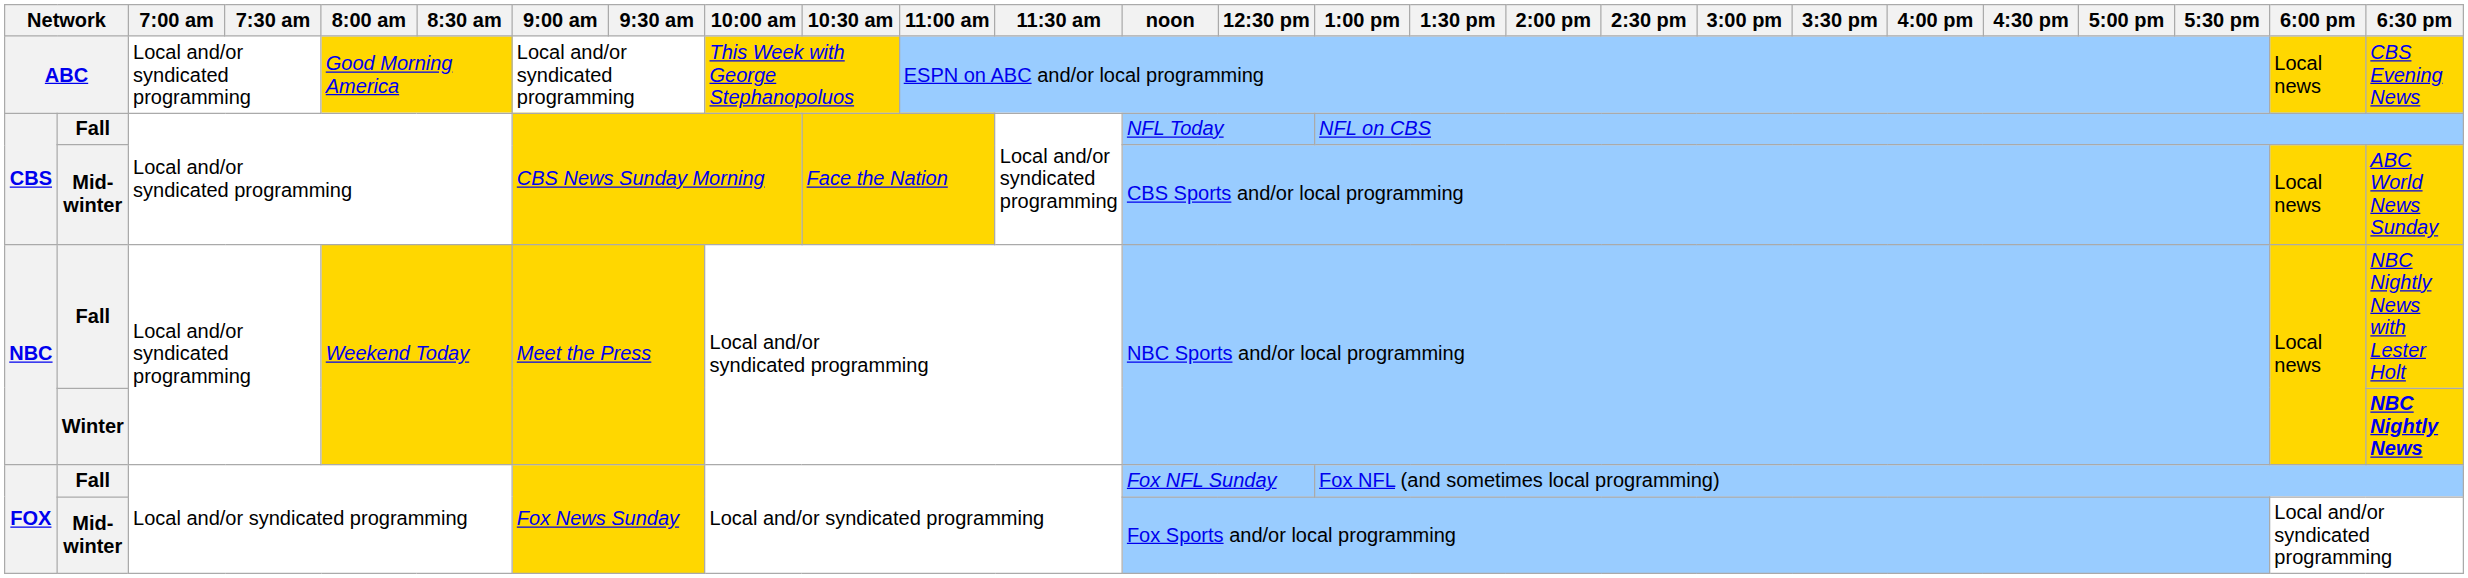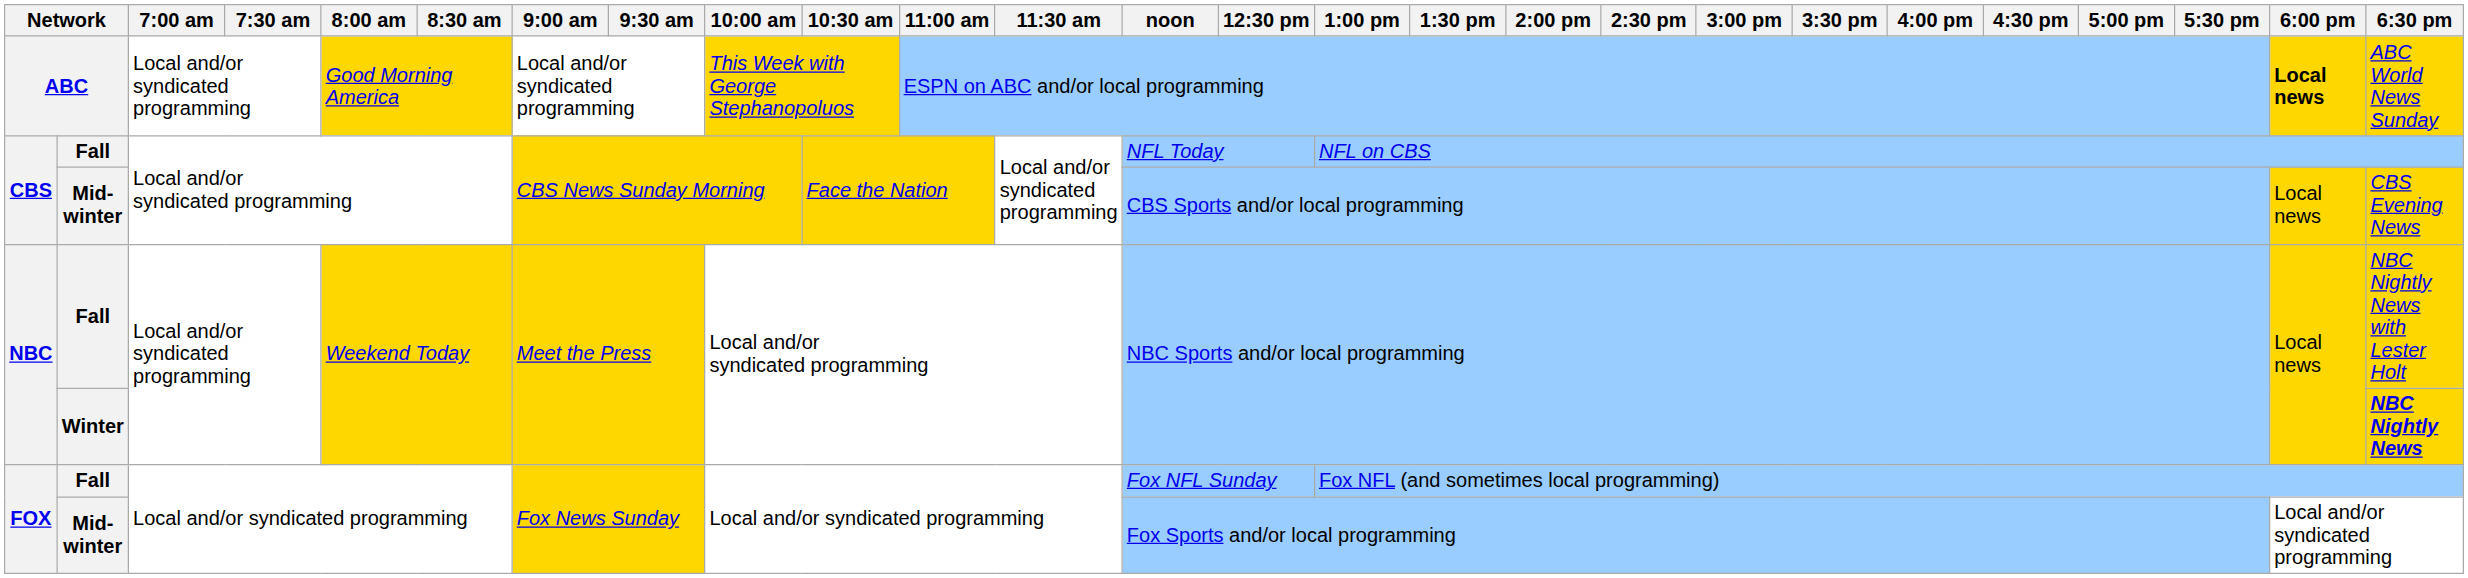(2298, 74) normal -> (2300, 85) bold
(2406, 74) CBS Evening News -> (2404, 85) ABC World News Sunday
(2404, 194) ABC World News Sunday -> (2407, 205) CBS Evening News
